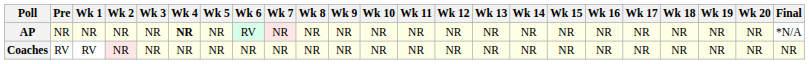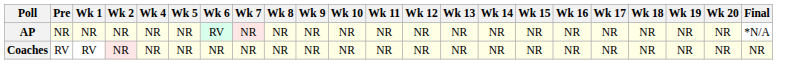- column: (153, 13)
(185, 31) bold -> (153, 31) normal
